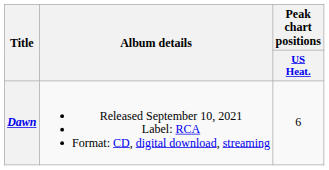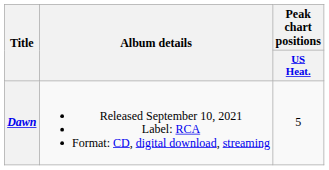(298, 122) 6 -> (298, 122) 5
